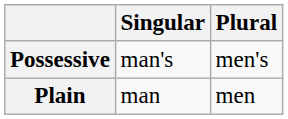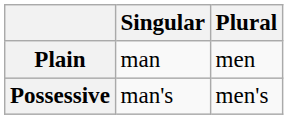rows swapped: (60, 95) <-> (60, 59)
